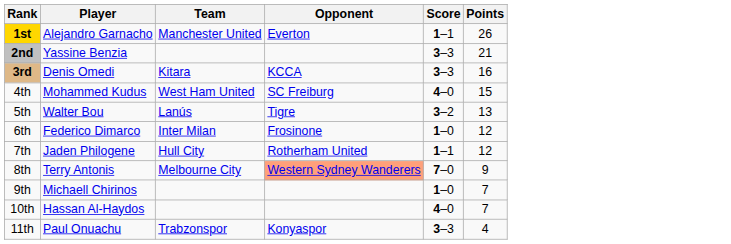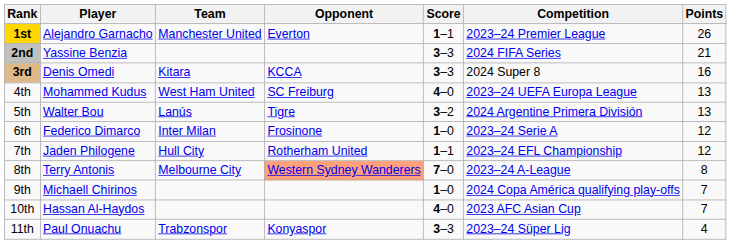+ column: (573, 14)
(485, 92) 15 -> (704, 92) 13
(485, 170) 9 -> (704, 170) 8
